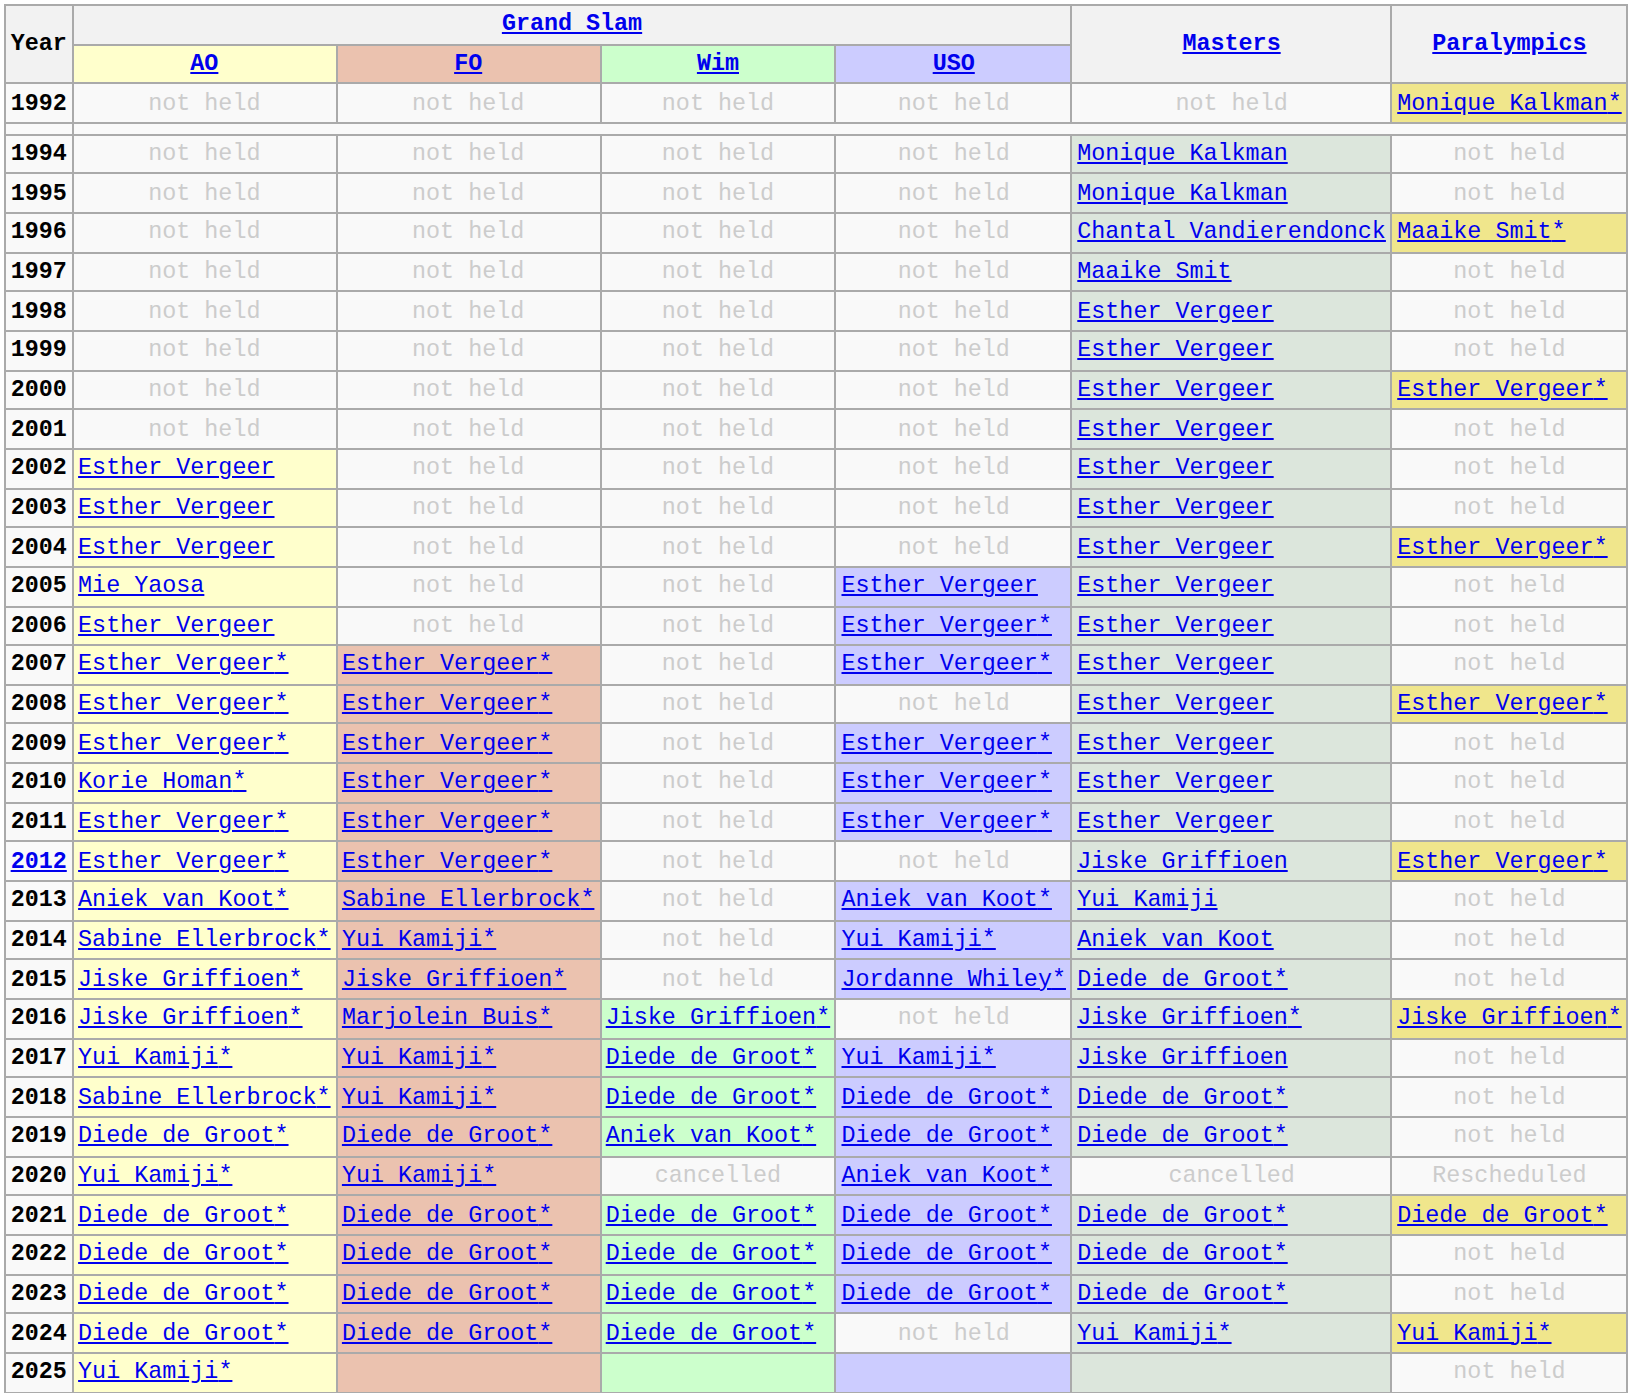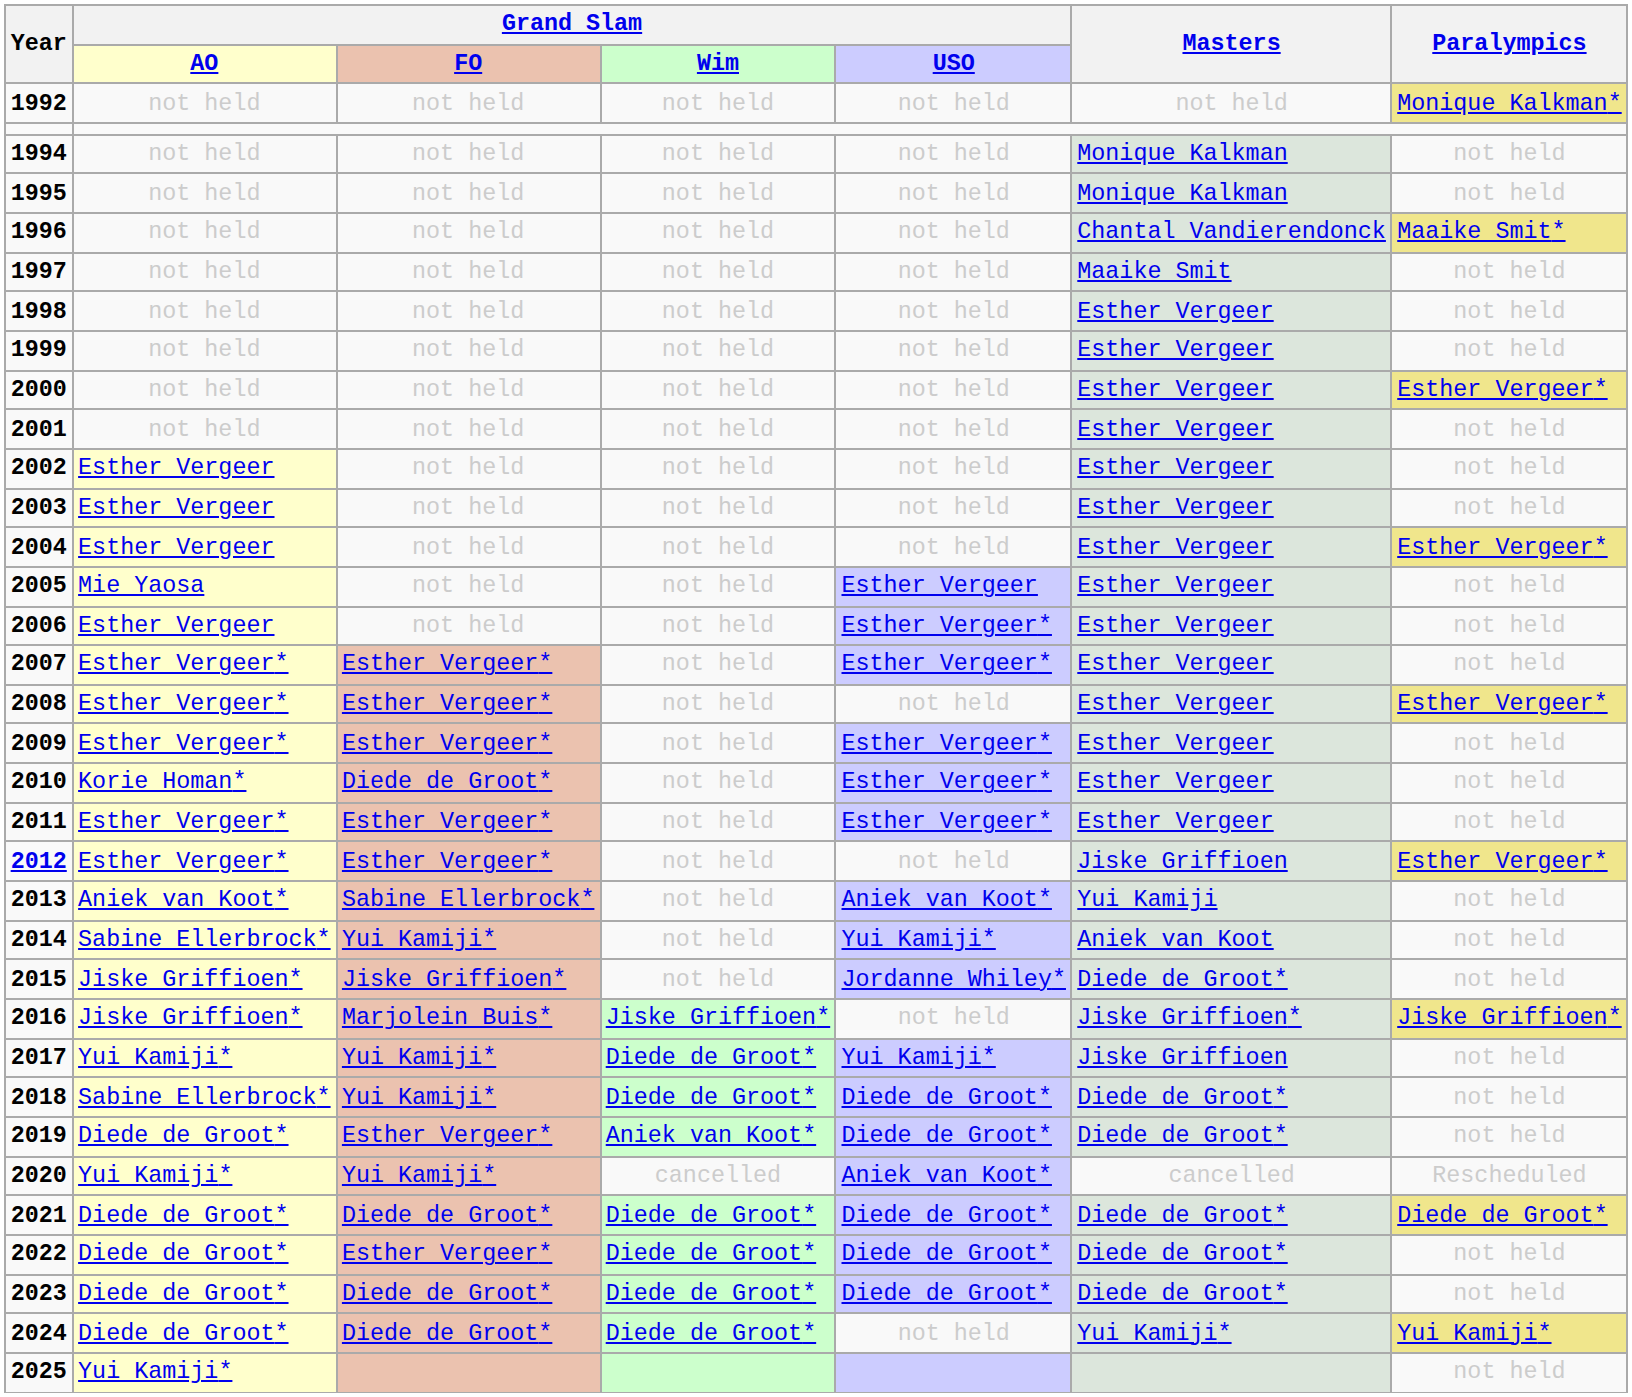(447, 783) Esther Vergeer* -> (447, 783) Diede de Groot*
(447, 1136) Diede de Groot* -> (447, 1136) Esther Vergeer*
(447, 1254) Diede de Groot* -> (447, 1254) Esther Vergeer*
